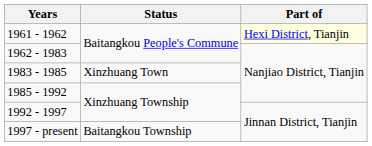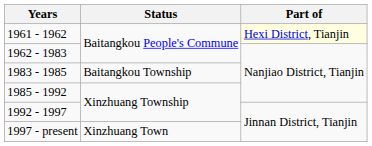(126, 72) Xinzhuang Town -> (137, 72) Baitangkou Township
(137, 131) Baitangkou Township -> (126, 131) Xinzhuang Town
